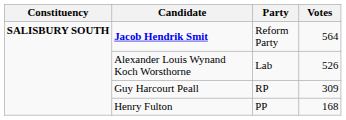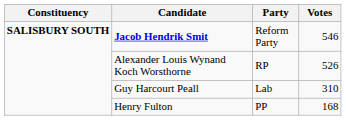(330, 36) 564 -> (330, 36) 546
(264, 65) Lab -> (262, 65) RP
(262, 89) RP -> (264, 89) Lab
(330, 89) 309 -> (330, 89) 310
